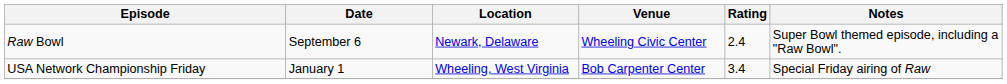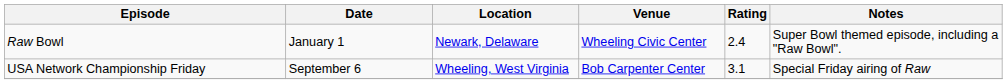(325, 41) September 6 -> (316, 41) January 1
(316, 68) January 1 -> (325, 68) September 6
(736, 68) 3.4 -> (736, 68) 3.1
